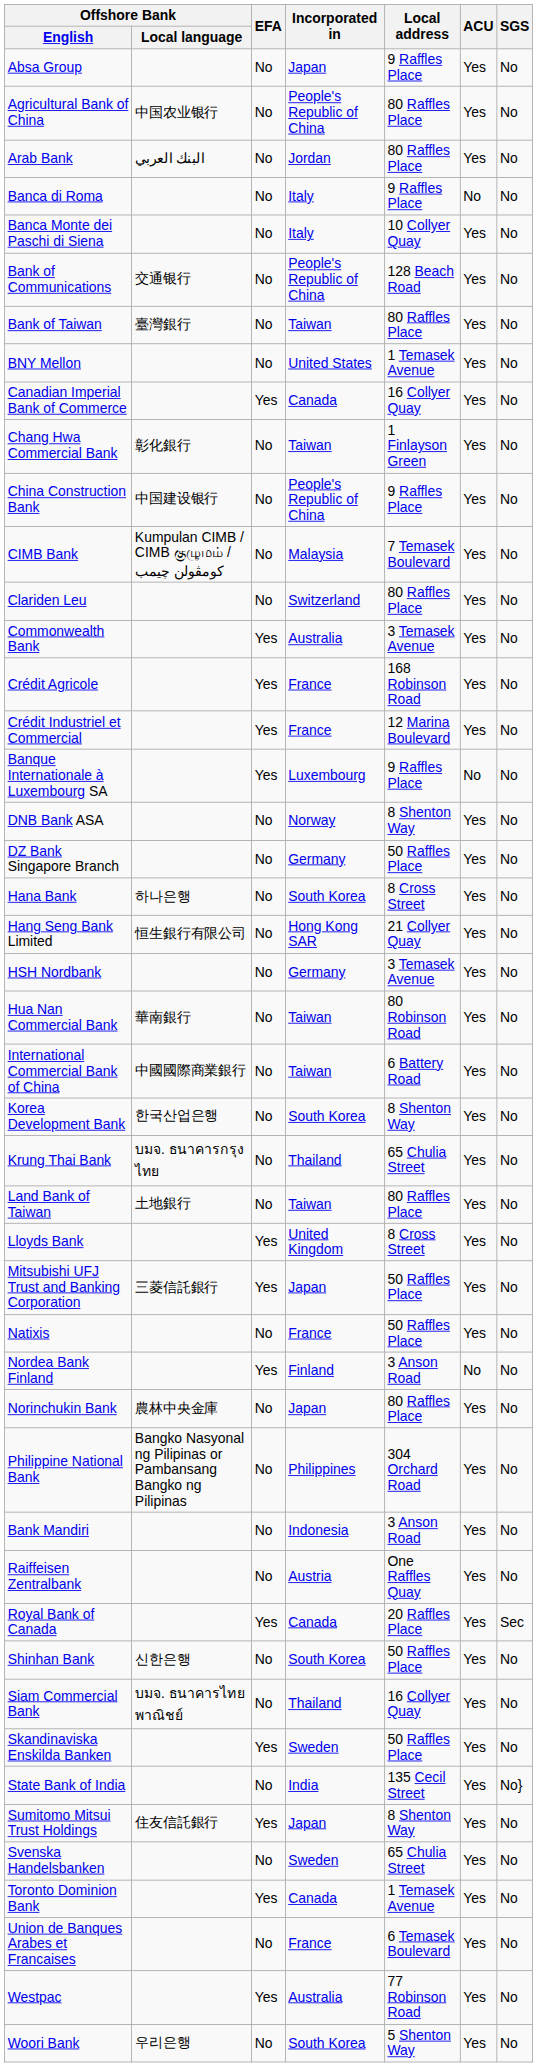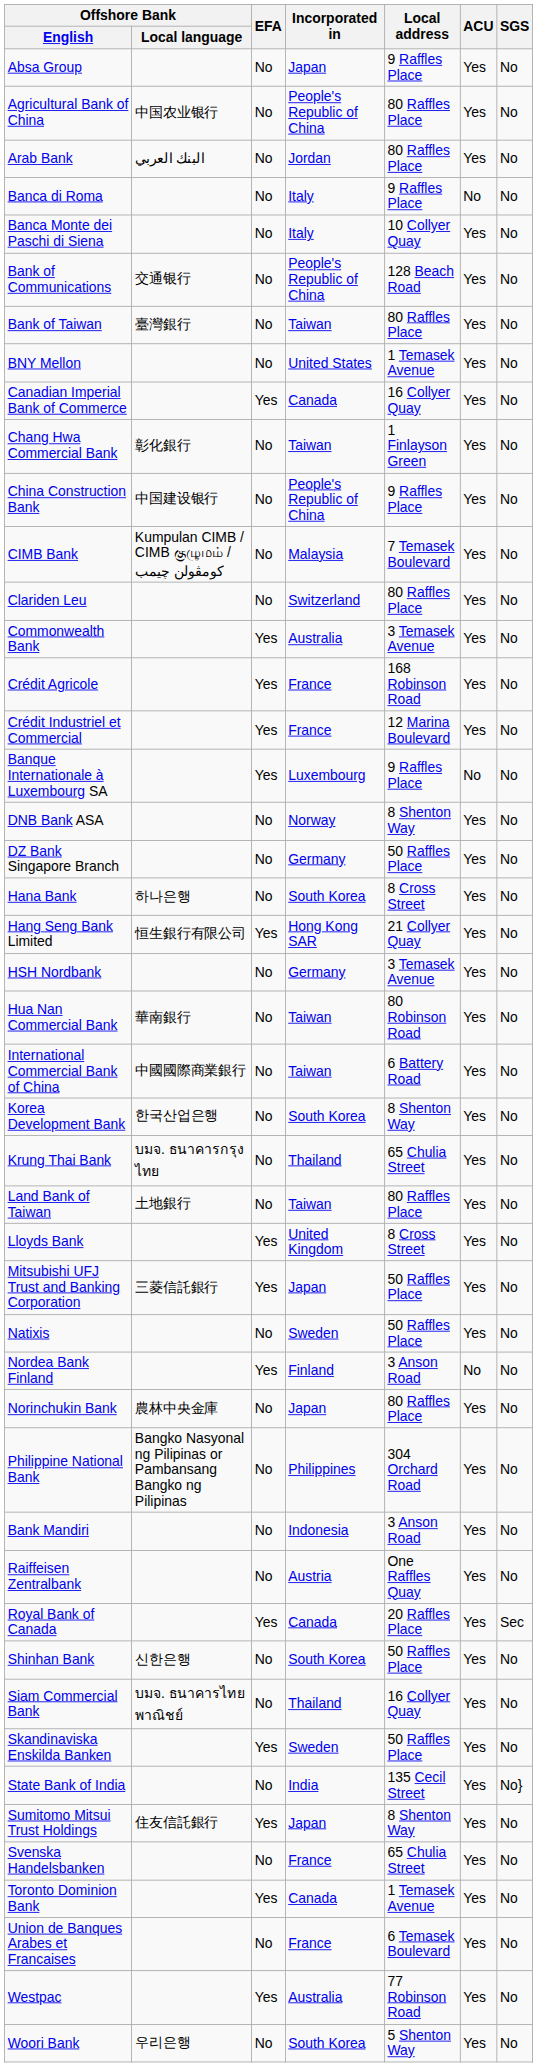(264, 934) No -> (266, 934) Yes
(310, 1333) France -> (313, 1333) Sweden
(313, 1860) Sweden -> (310, 1860) France
